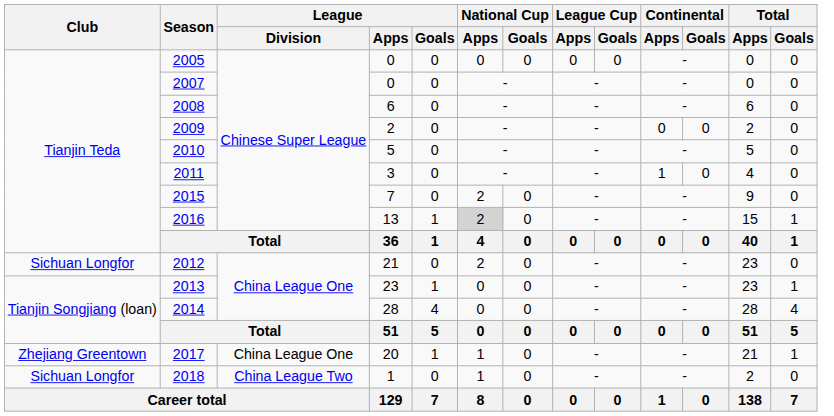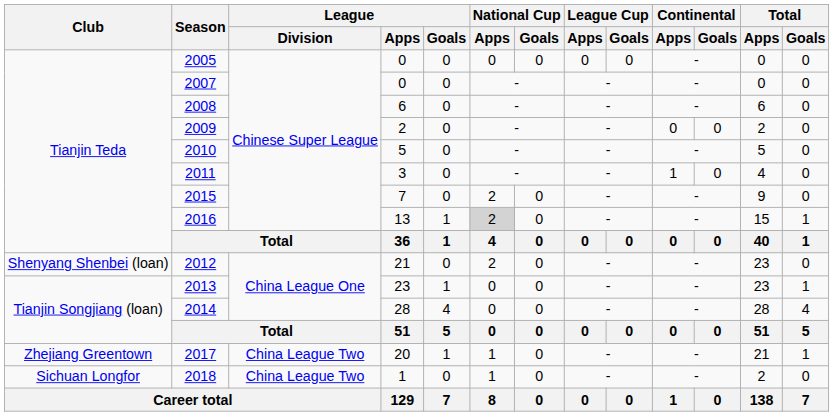(82, 264) Sichuan Longfor -> (88, 264) Shenyang Shenbei (loan)
(293, 354) China League One -> (305, 354) China League Two
